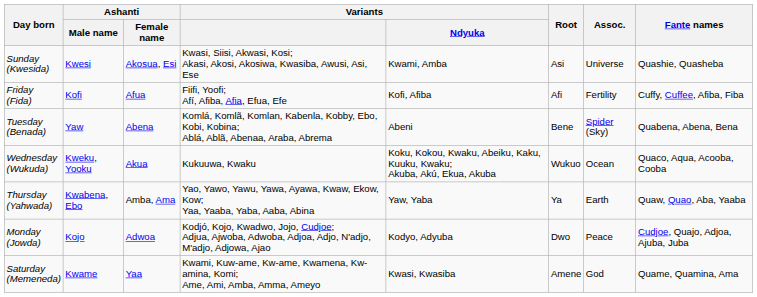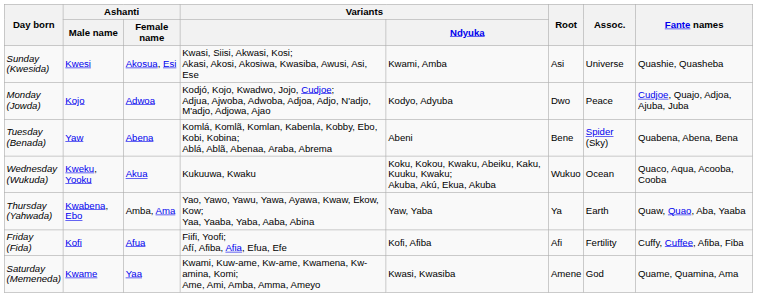rows swapped: (24, 237) <-> (20, 95)
